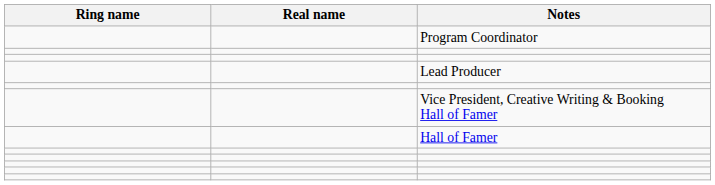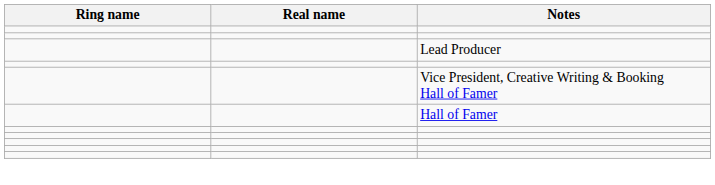- row: (108, 37)
